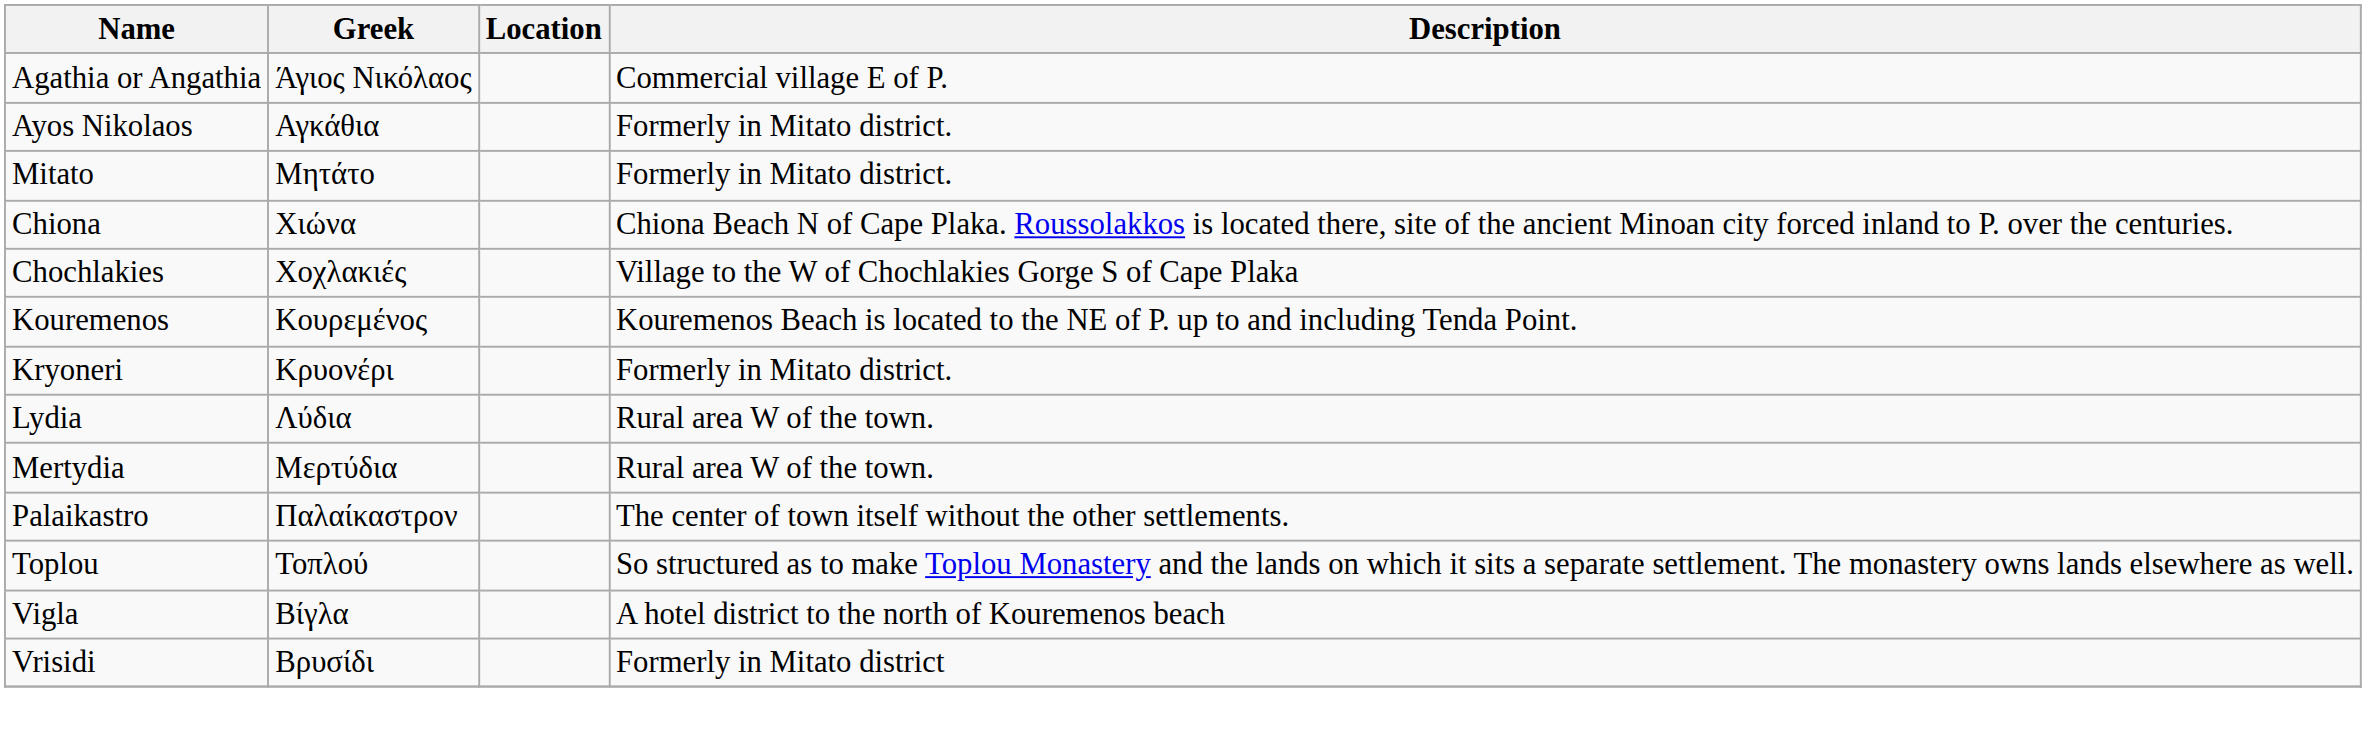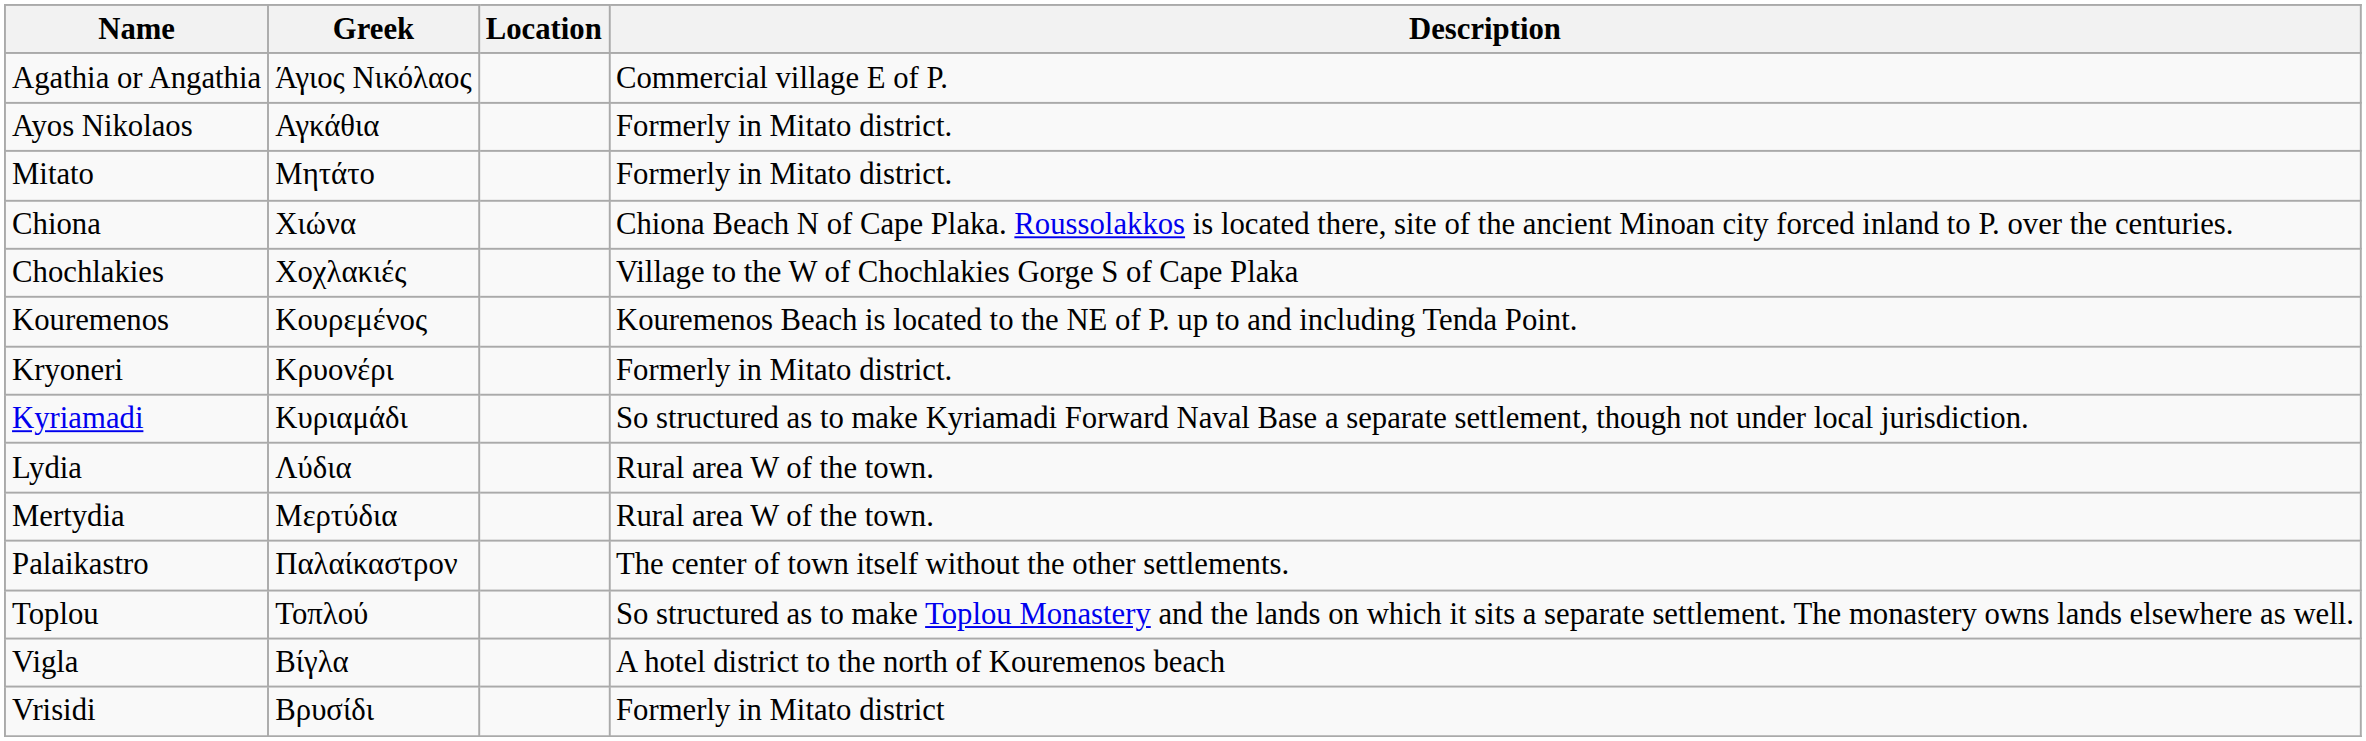+ row: (78, 418)
